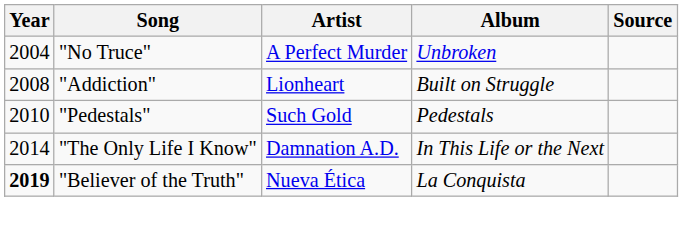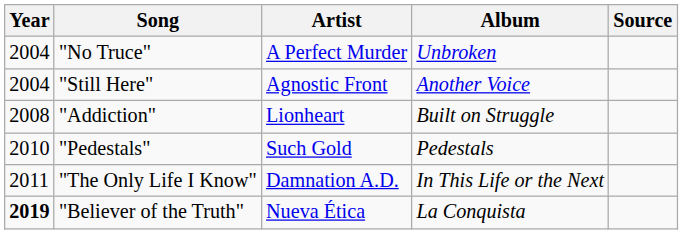+ row: (106, 84)
(29, 148) 2014 -> (29, 180) 2011
